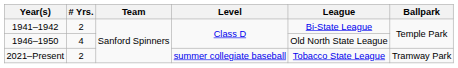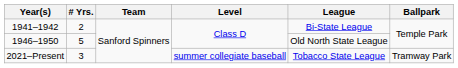(81, 41) 4 -> (81, 41) 5
(81, 56) 2 -> (81, 56) 3
